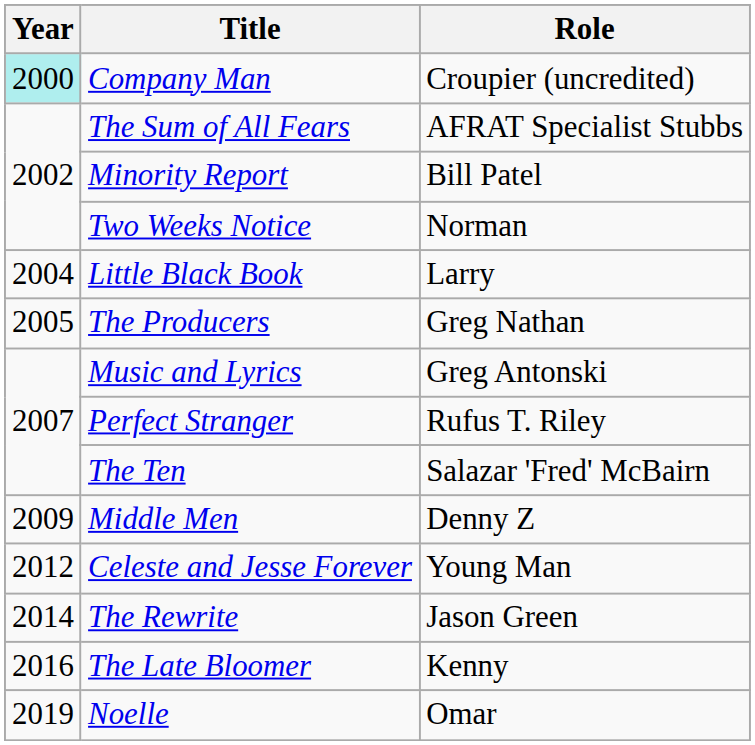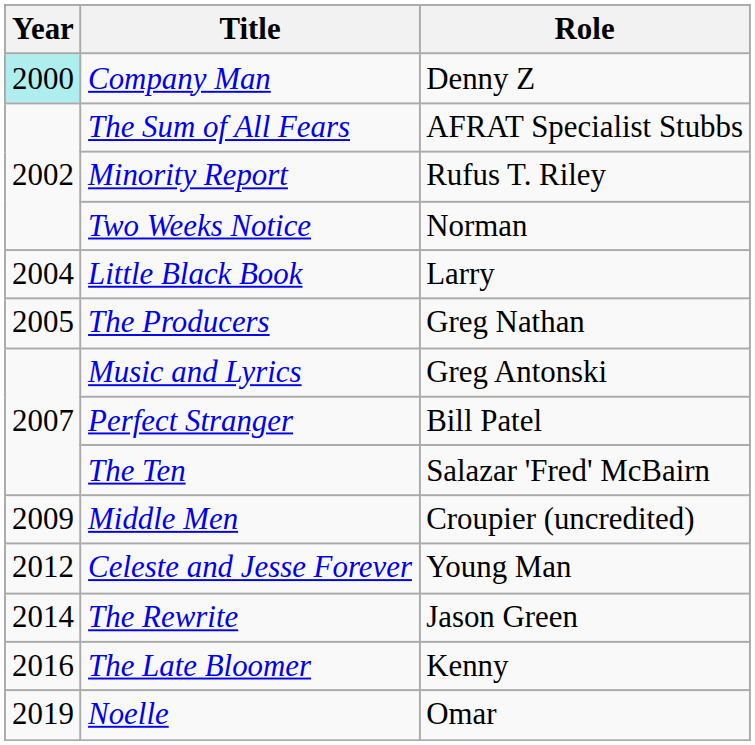(560, 77) Croupier (uncredited) -> (481, 77) Denny Z
(484, 175) Bill Patel -> (516, 175) Rufus T. Riley
(516, 420) Rufus T. Riley -> (484, 420) Bill Patel
(481, 518) Denny Z -> (560, 518) Croupier (uncredited)
